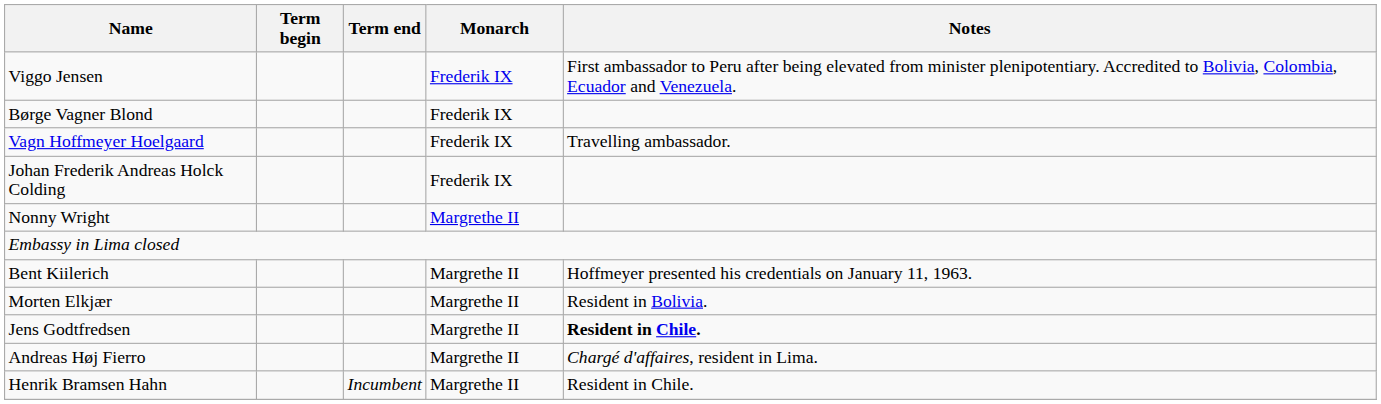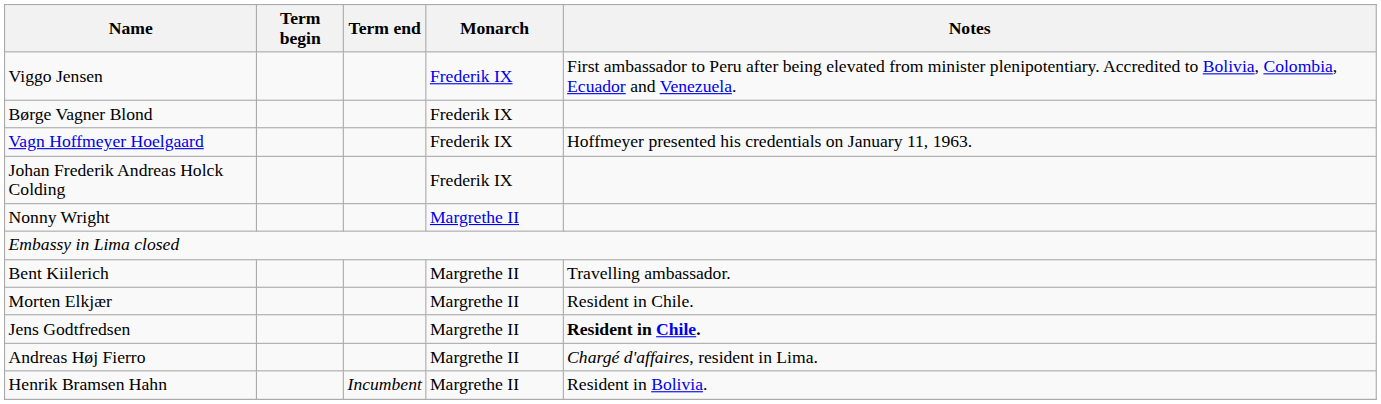(649, 141) Travelling ambassador. -> (770, 141) Hoffmeyer presented his credentials on January 11, 1963.
(770, 273) Hoffmeyer presented his credentials on January 11, 1963. -> (649, 273) Travelling ambassador.
(637, 301) Resident in Bolivia. -> (630, 301) Resident in Chile.
(630, 384) Resident in Chile. -> (637, 384) Resident in Bolivia.
